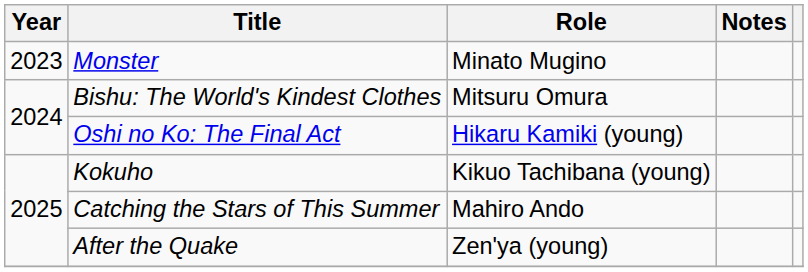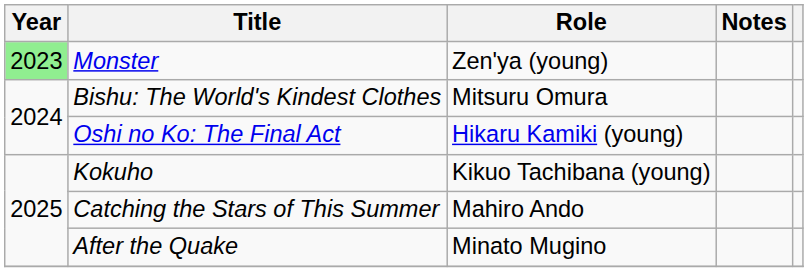(36, 60) no background -> (36, 60) lightgreen background
(529, 60) Minato Mugino -> (530, 60) Zen'ya (young)
(530, 246) Zen'ya (young) -> (529, 246) Minato Mugino
